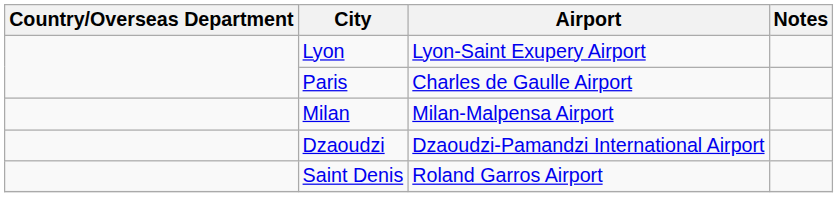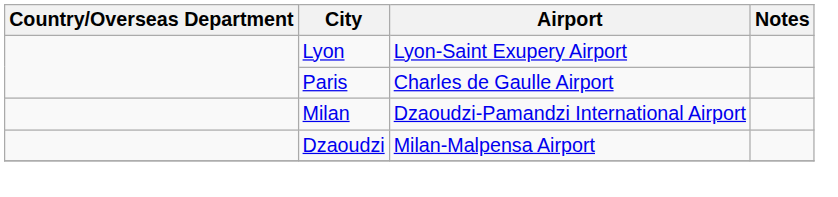(513, 113) Milan-Malpensa Airport -> (570, 113) Dzaoudzi-Pamandzi International Airport
(588, 144) Dzaoudzi-Pamandzi International Airport -> (494, 144) Milan-Malpensa Airport
- row: (353, 176)
